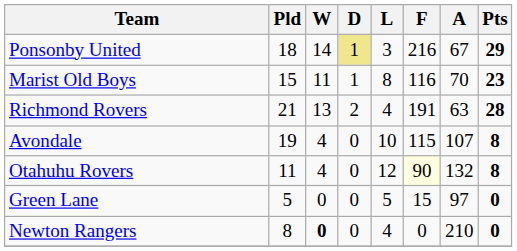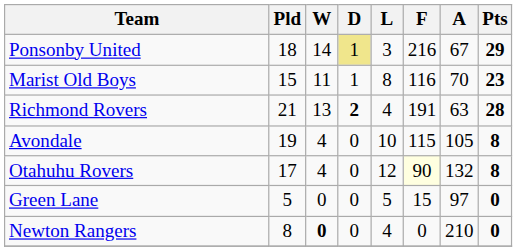(354, 110) normal -> (354, 110) bold
(459, 140) 107 -> (459, 140) 105
(287, 170) 11 -> (287, 170) 17
